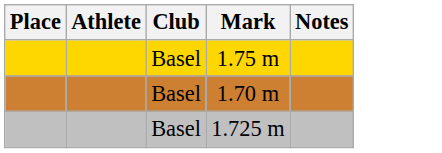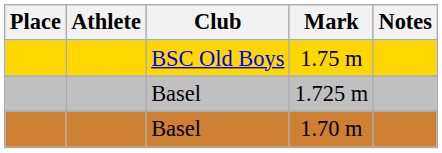(176, 57) Basel -> (218, 57) BSC Old Boys
rows swapped: (248, 128) <-> (248, 93)
